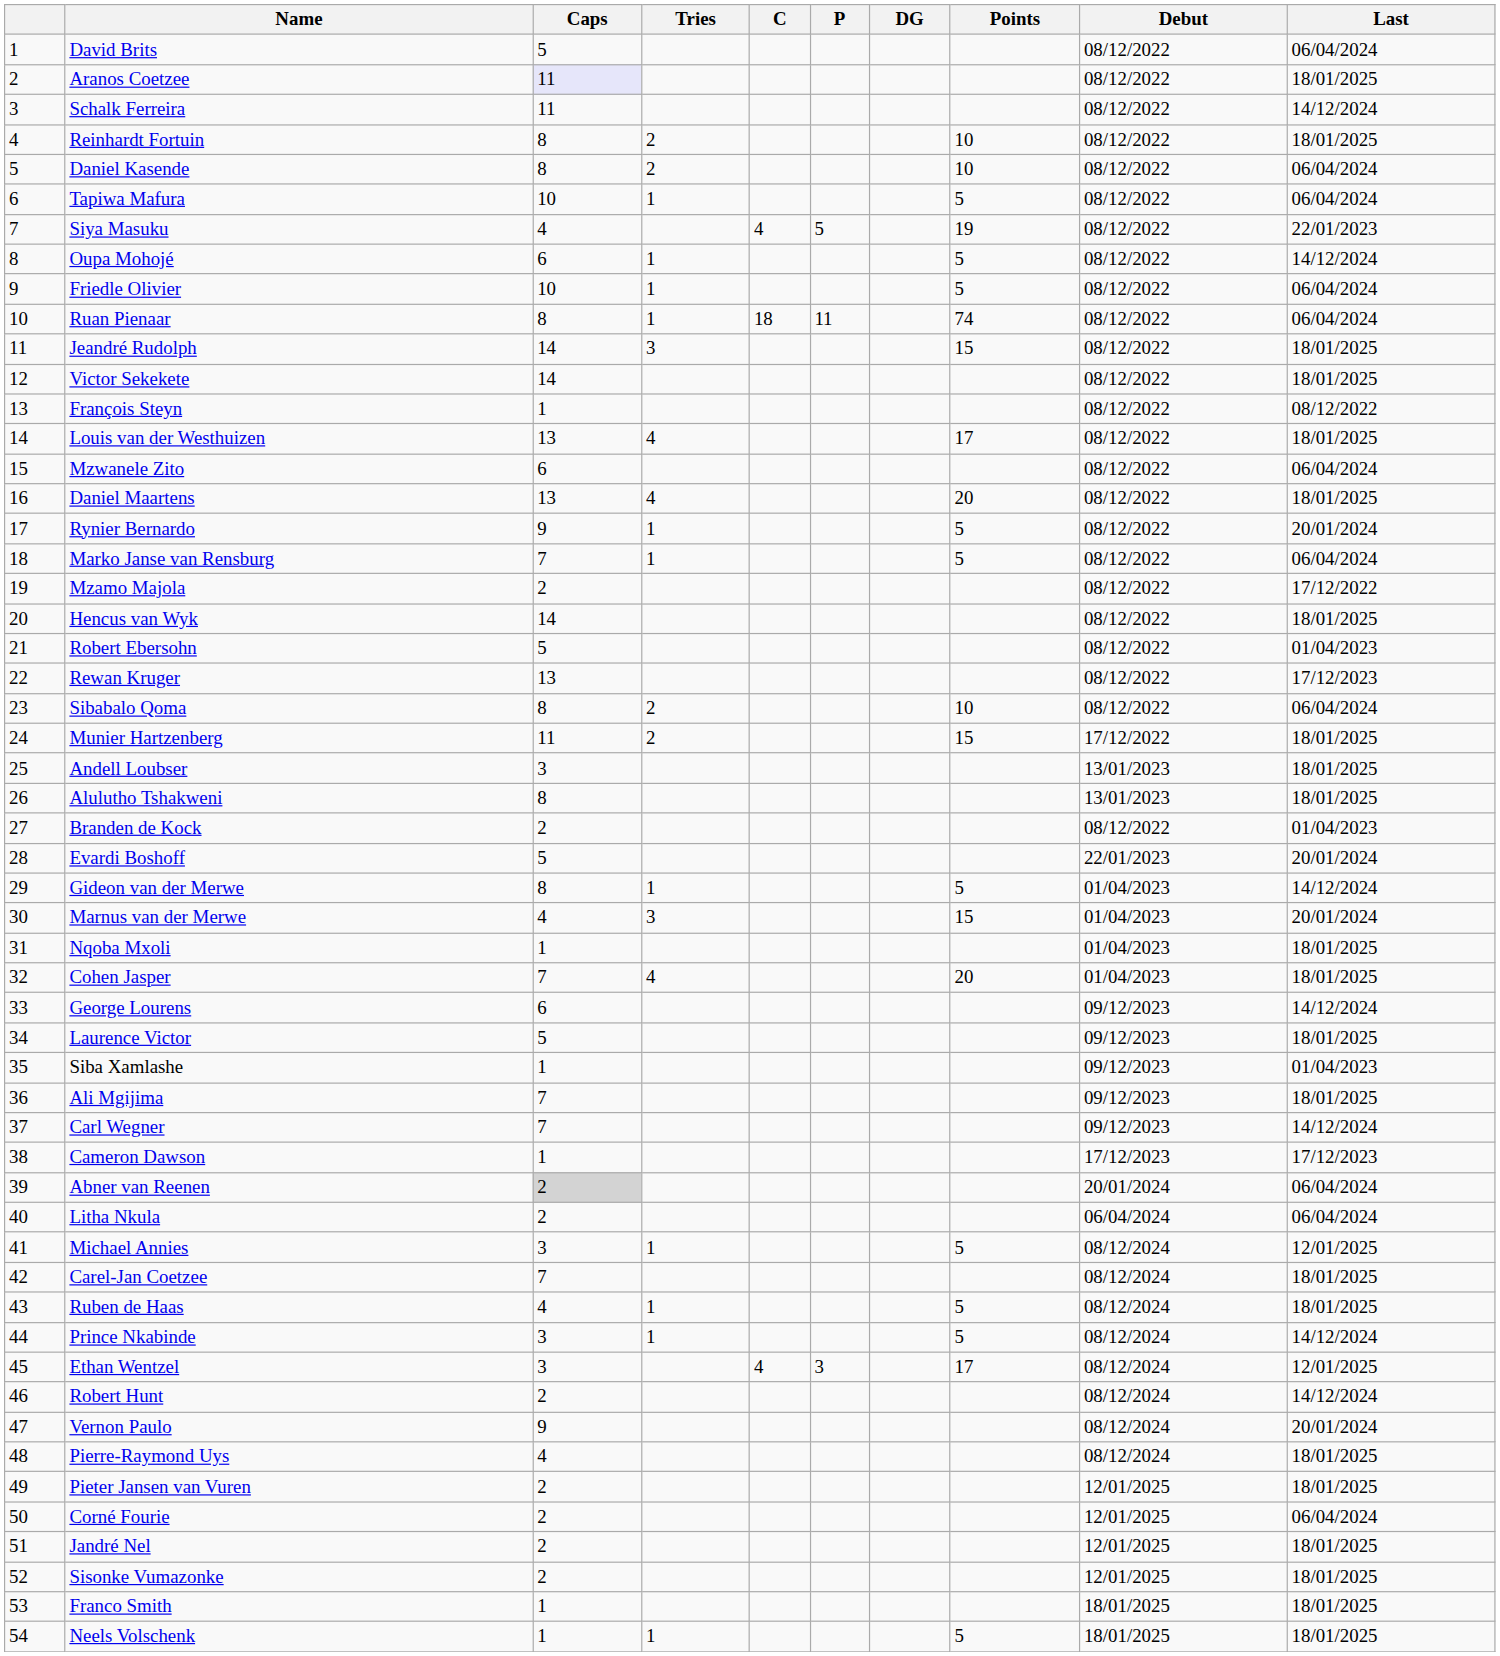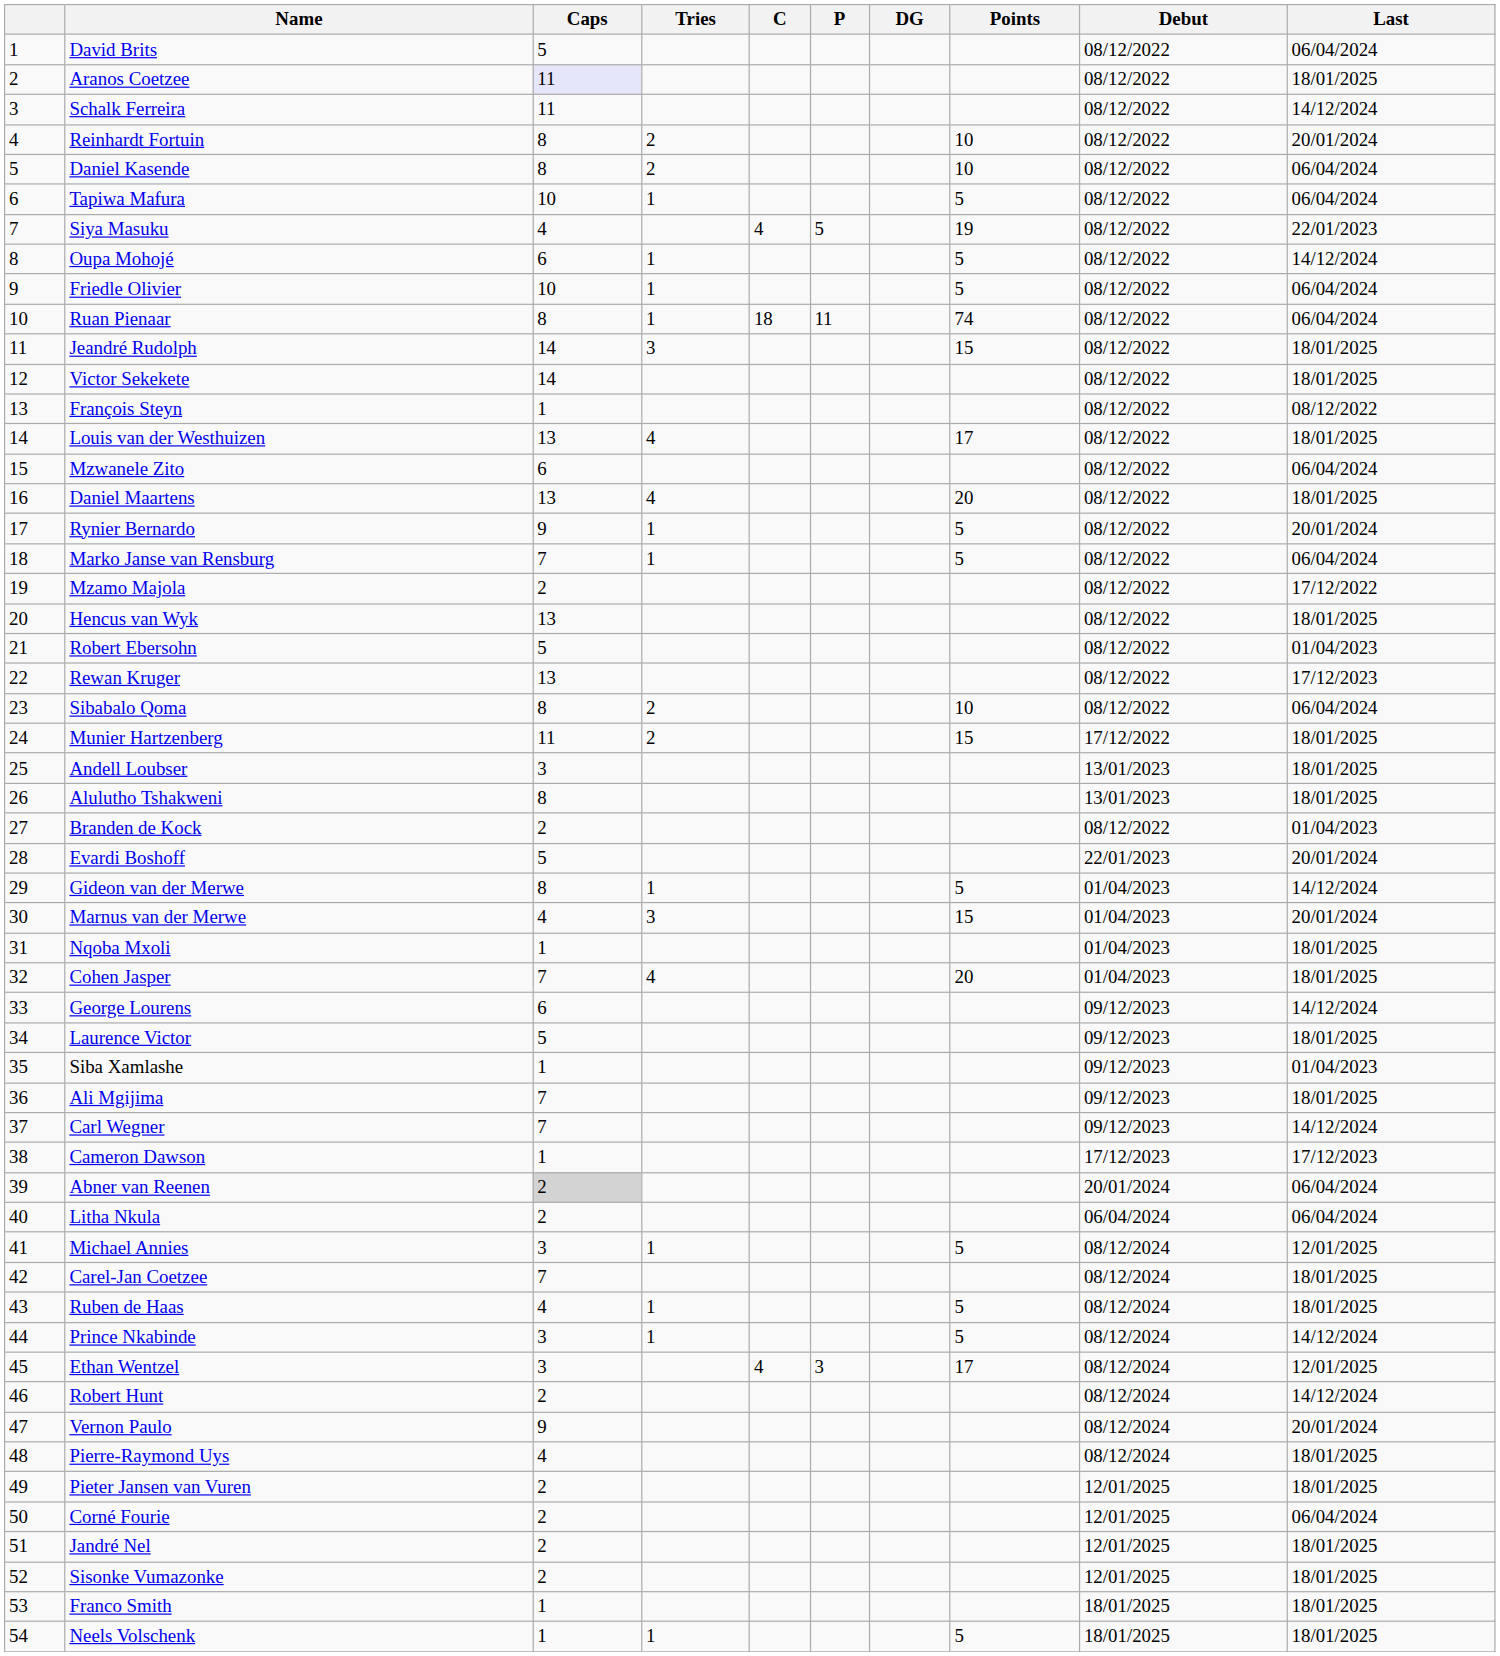(1335, 139) 18/01/2025 -> (1335, 139) 20/01/2024
(547, 618) 14 -> (547, 618) 13
